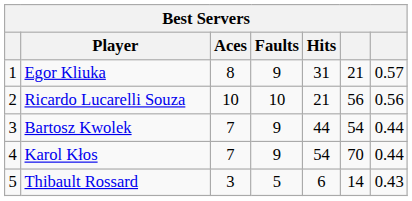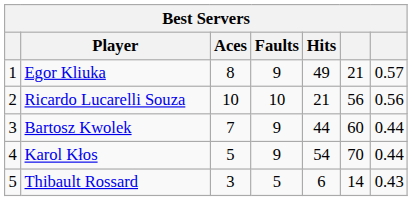(321, 73) 31 -> (321, 73) 49
(355, 127) 54 -> (355, 127) 60
(231, 155) 7 -> (231, 155) 5
